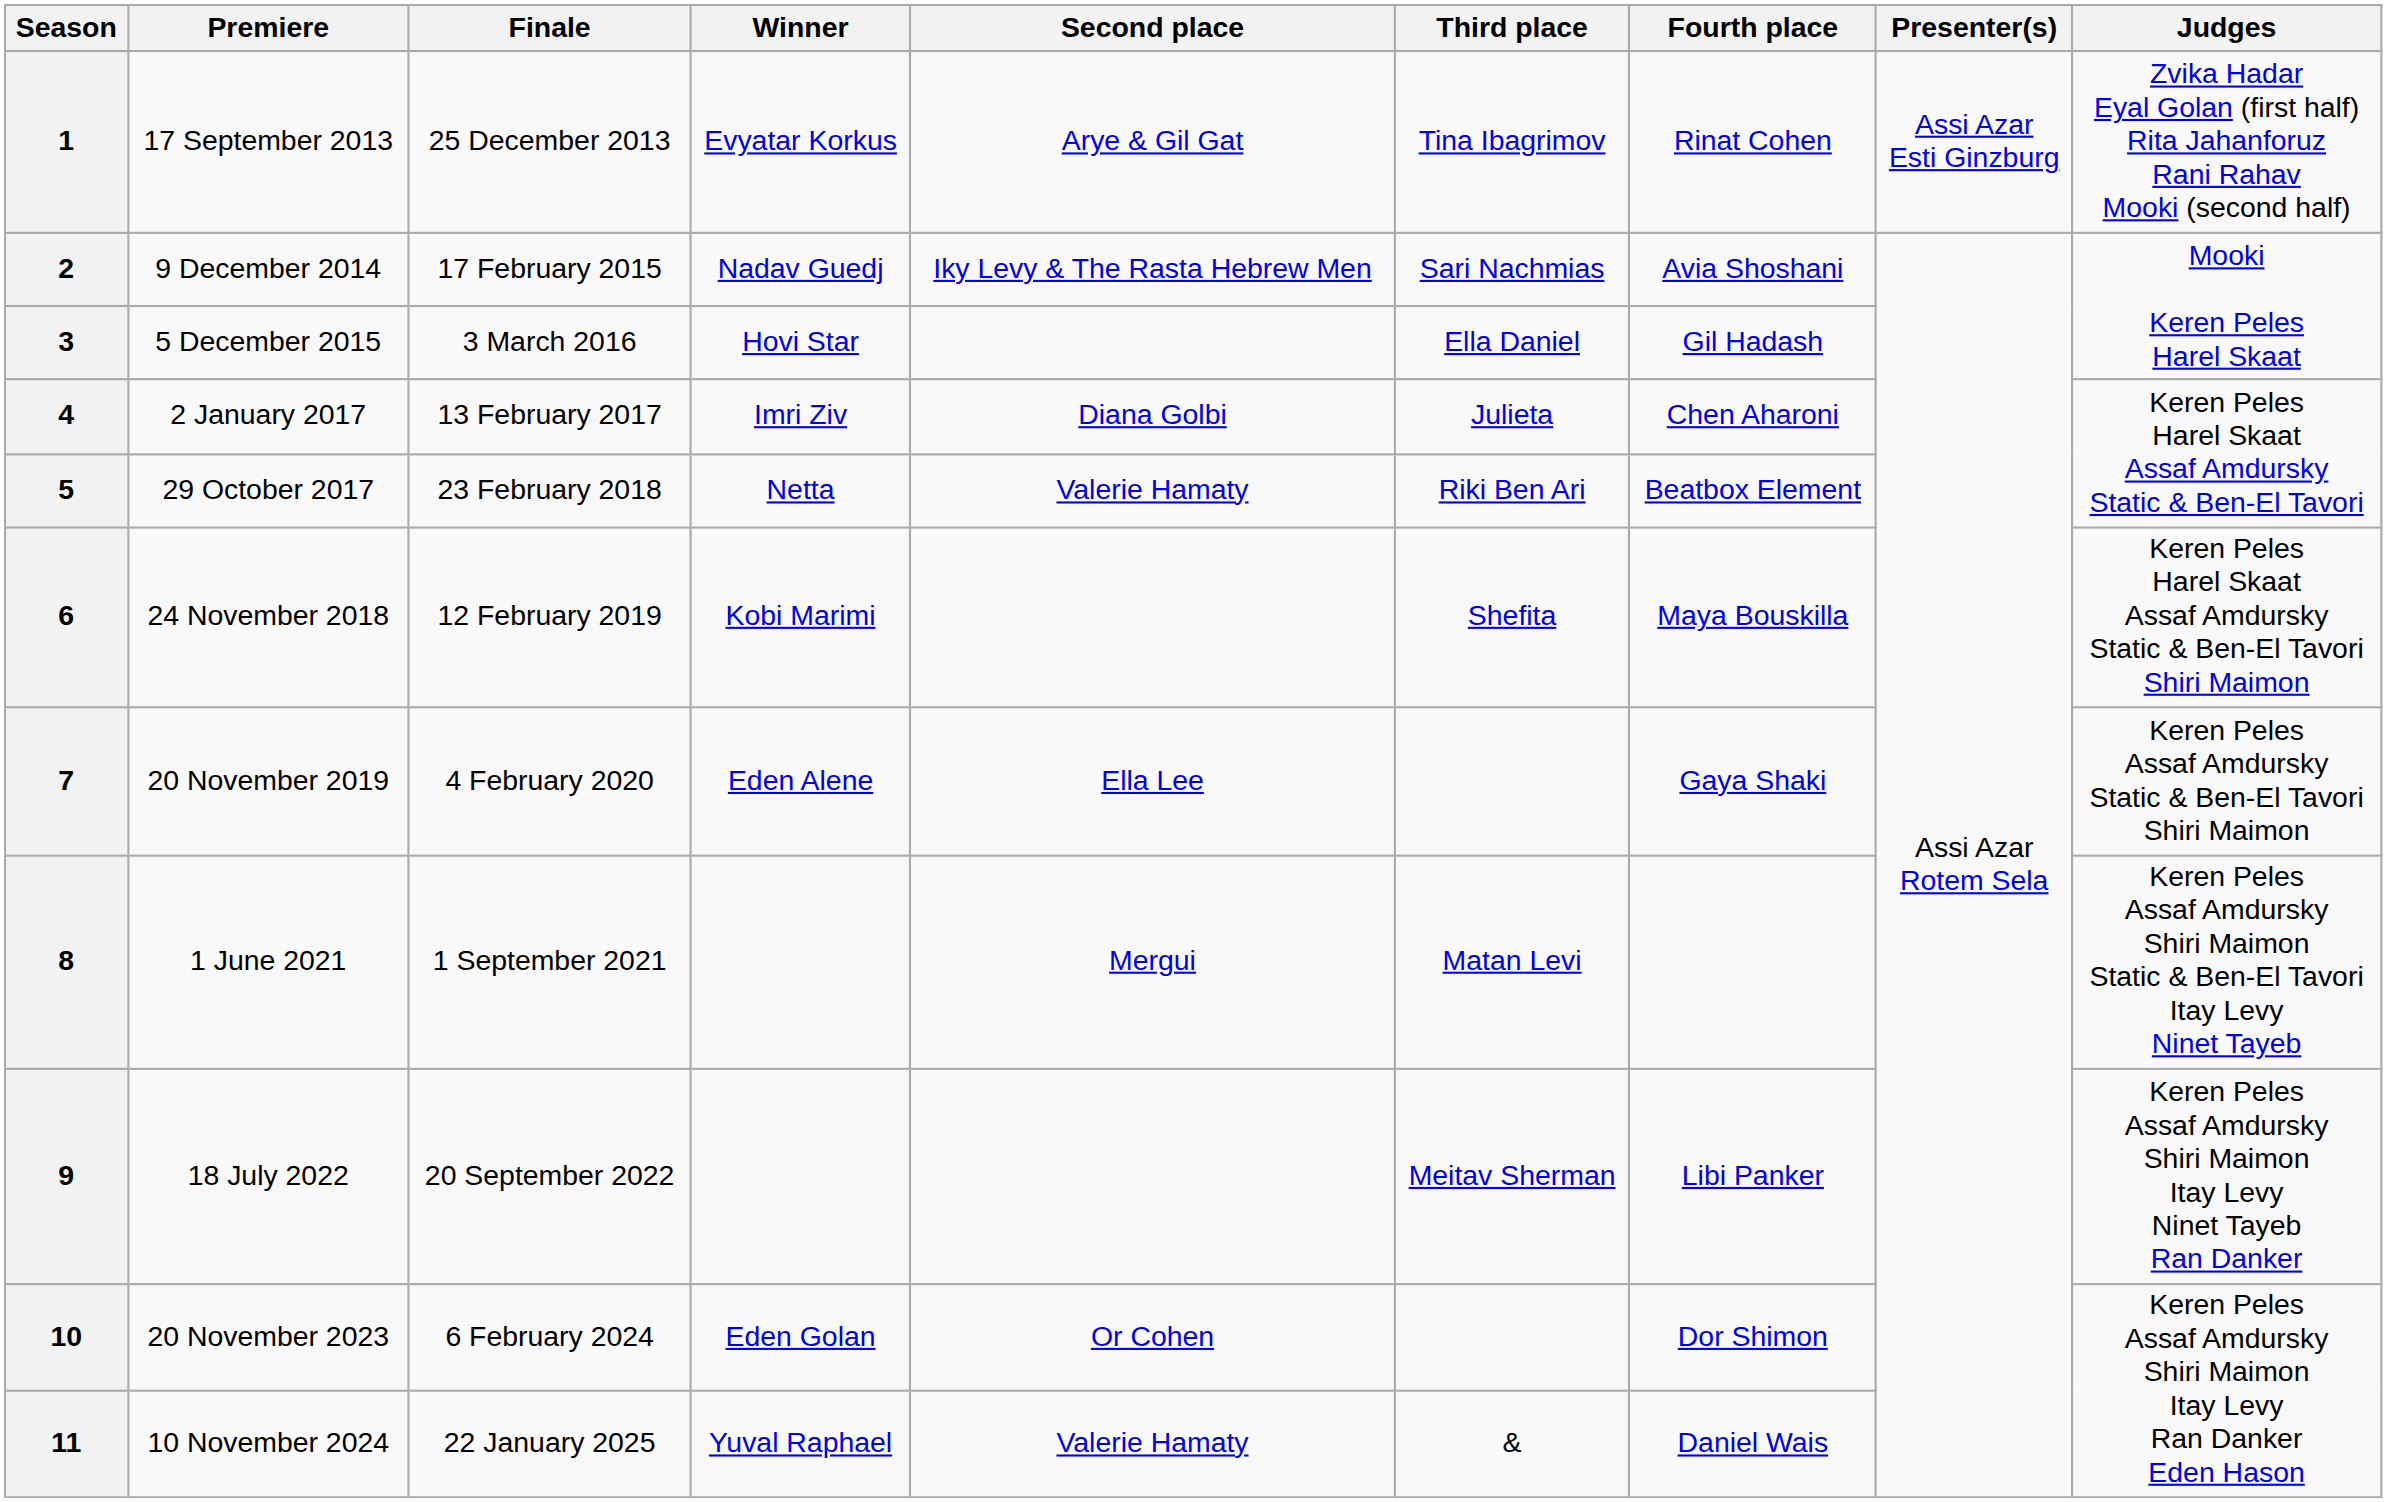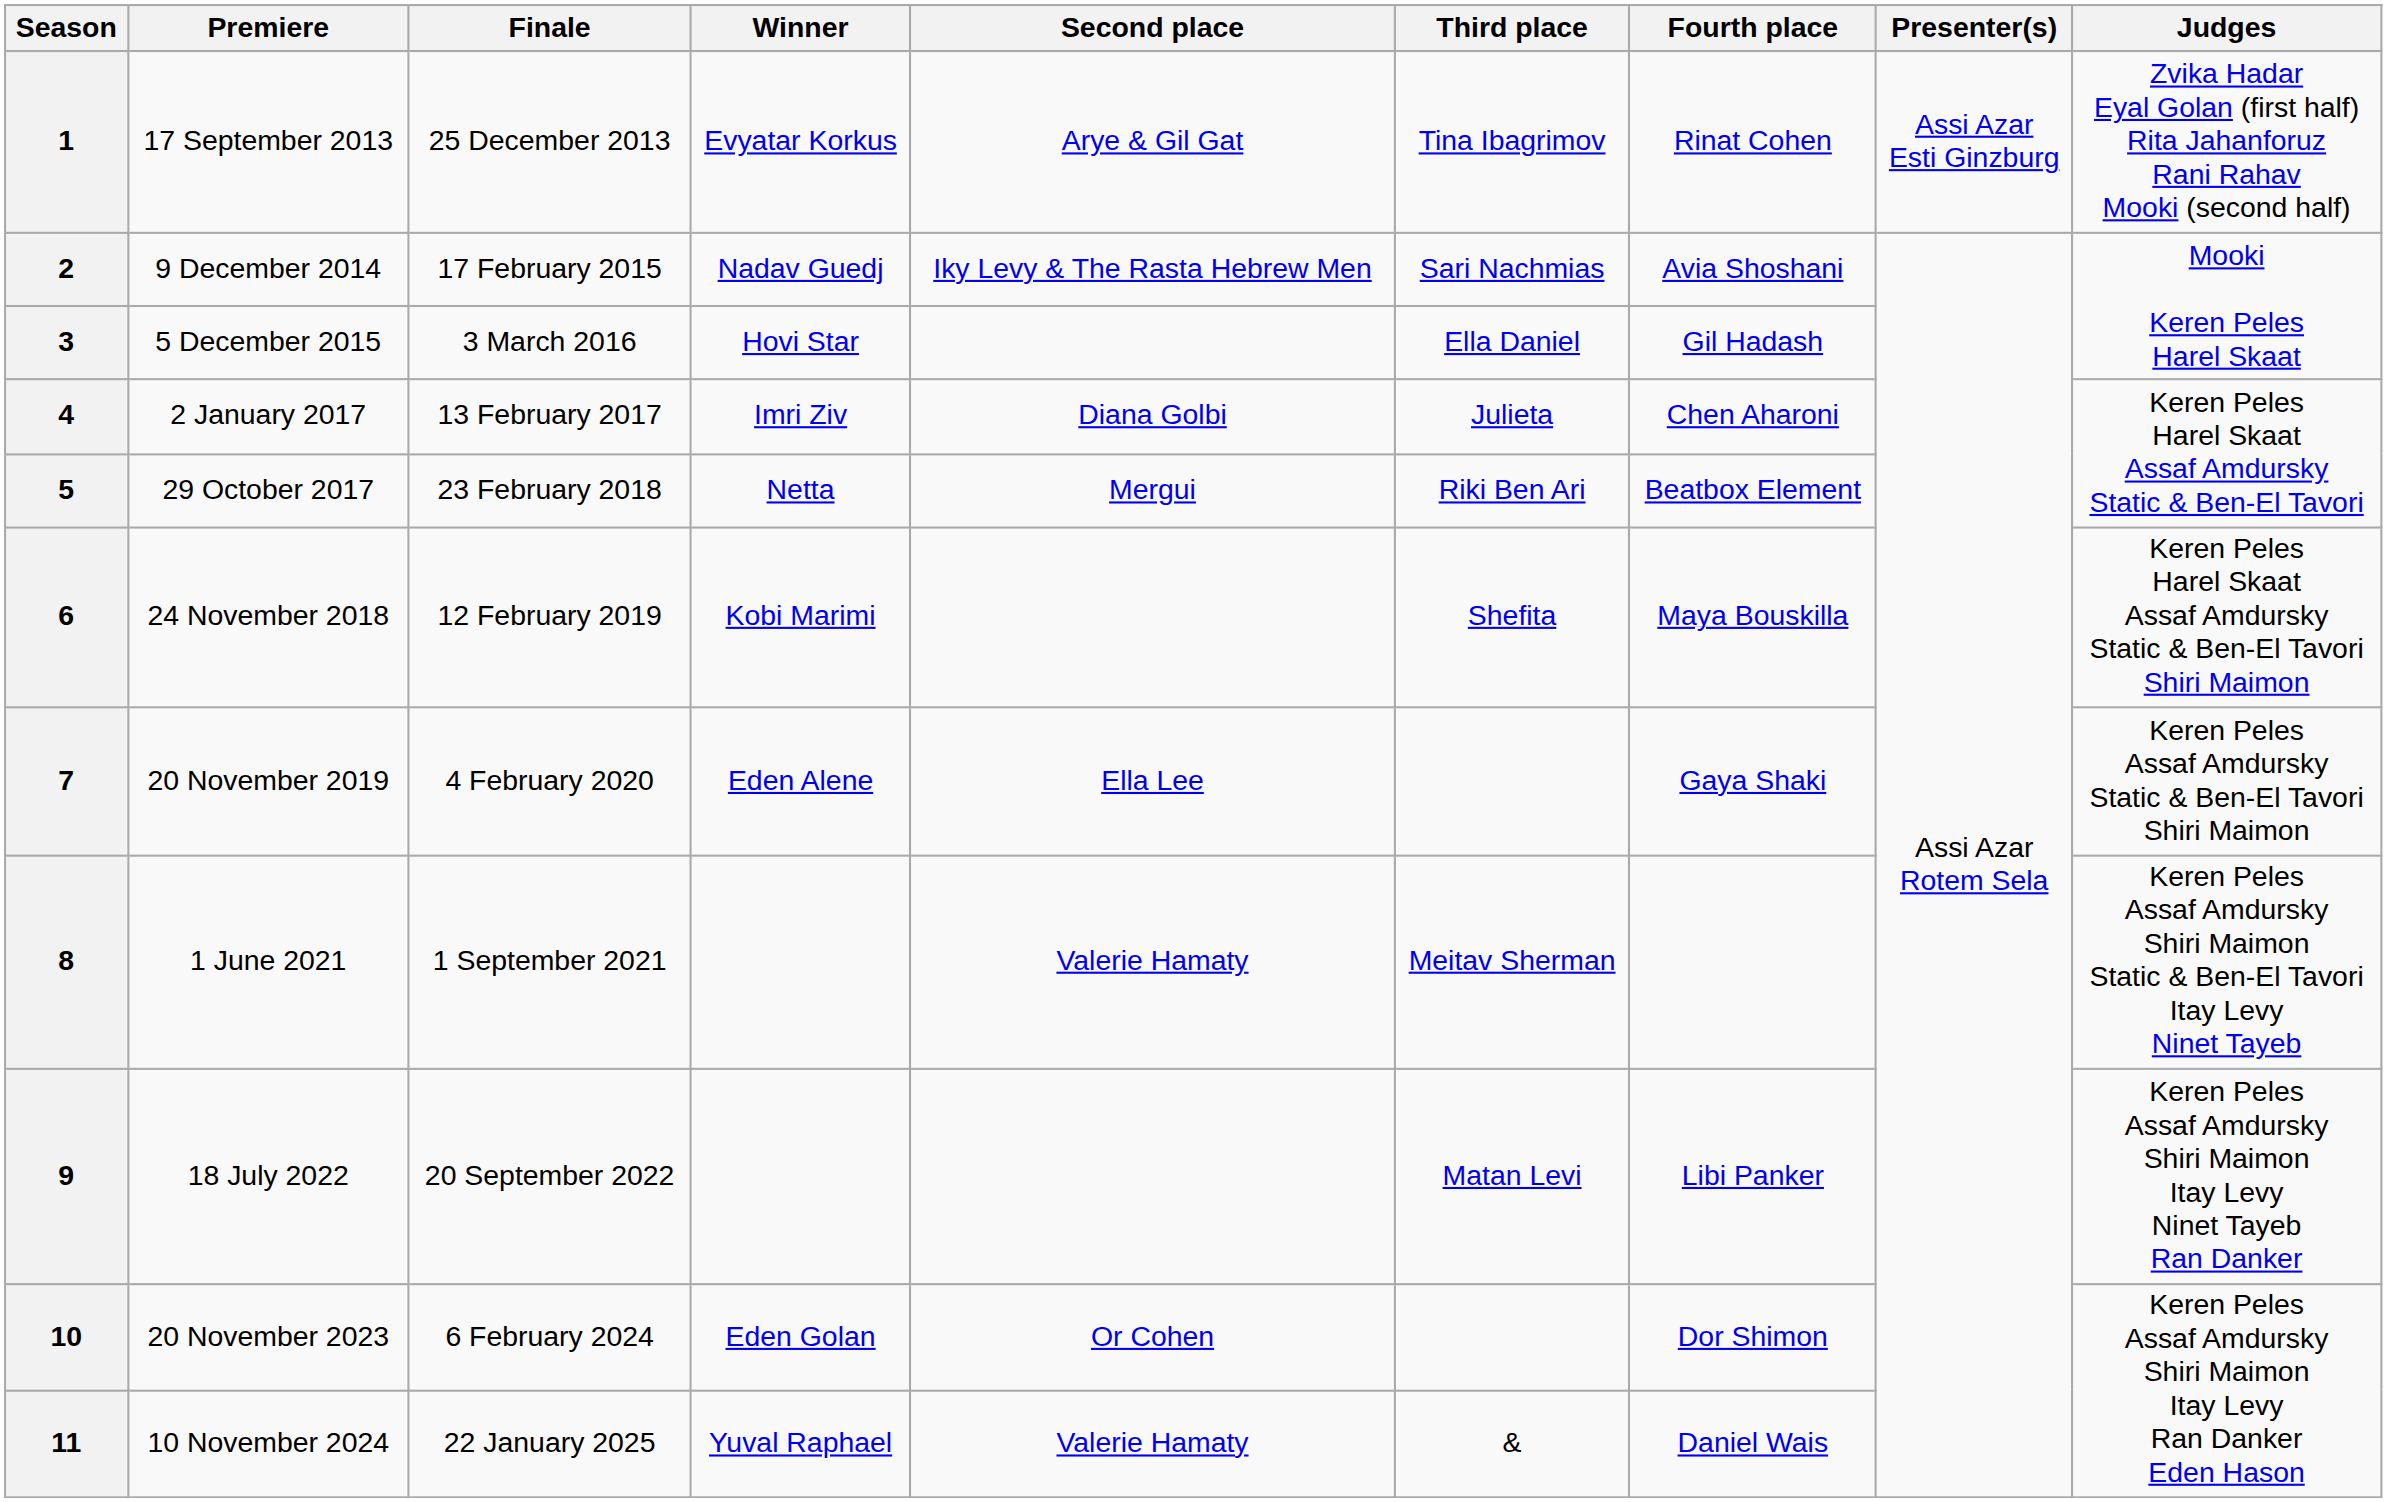(1153, 489) Valerie Hamaty -> (1153, 489) Mergui
(1153, 960) Mergui -> (1153, 960) Valerie Hamaty
(1512, 960) Matan Levi -> (1512, 960) Meitav Sherman
(1512, 1175) Meitav Sherman -> (1512, 1175) Matan Levi
